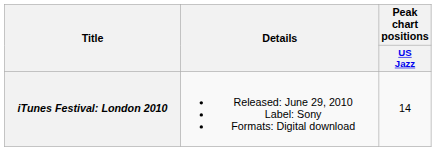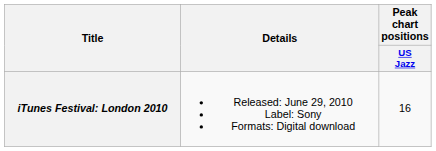(405, 108) 14 -> (405, 108) 16
